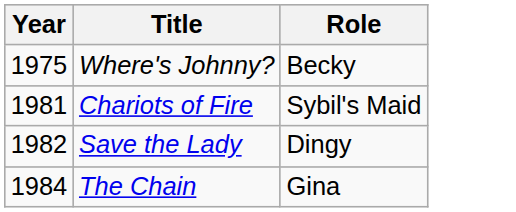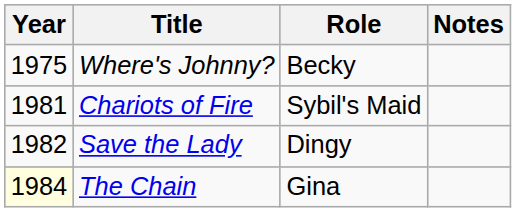+ column: (468, 24)
(39, 186) no background -> (39, 186) lightyellow background
